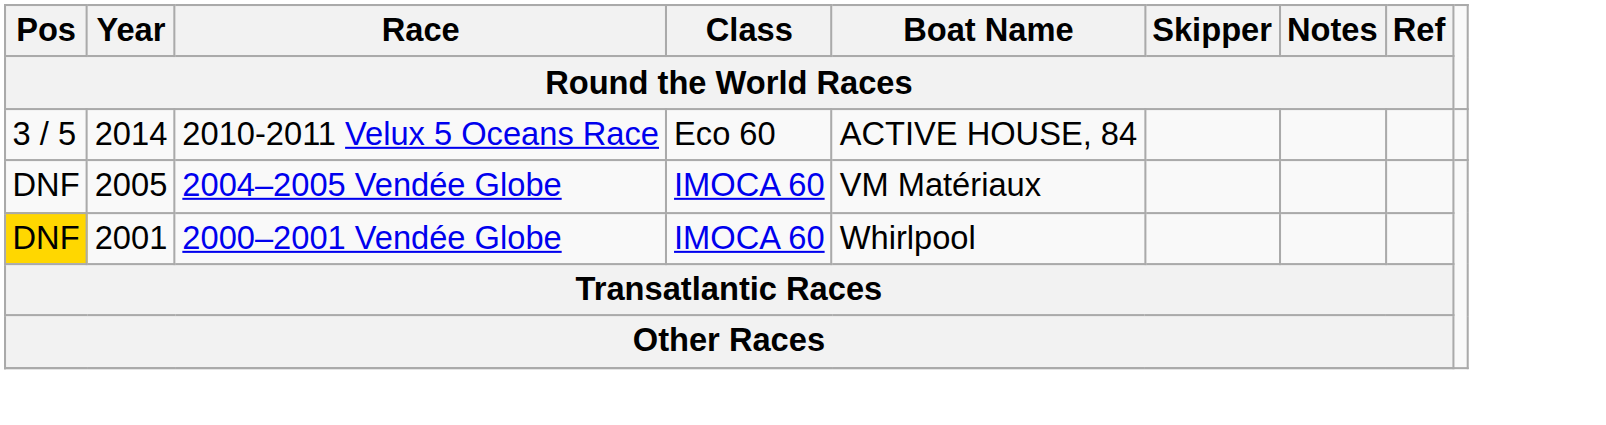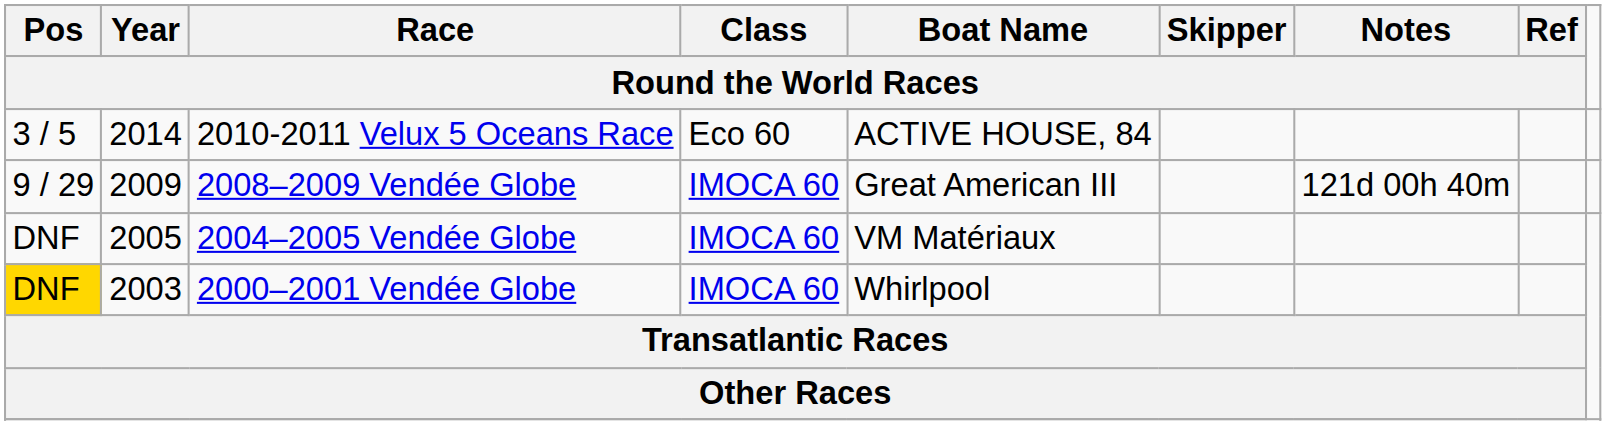+ row: (387, 185)
(131, 237) 2001 -> (146, 289) 2003
